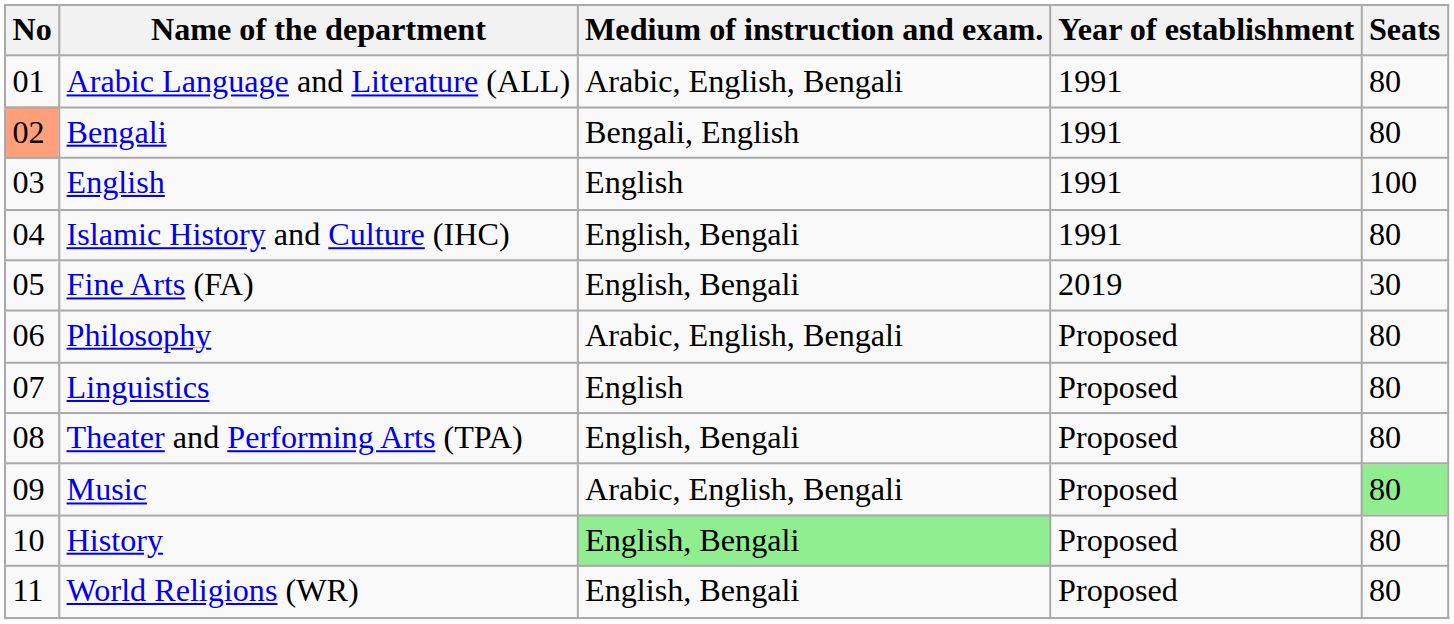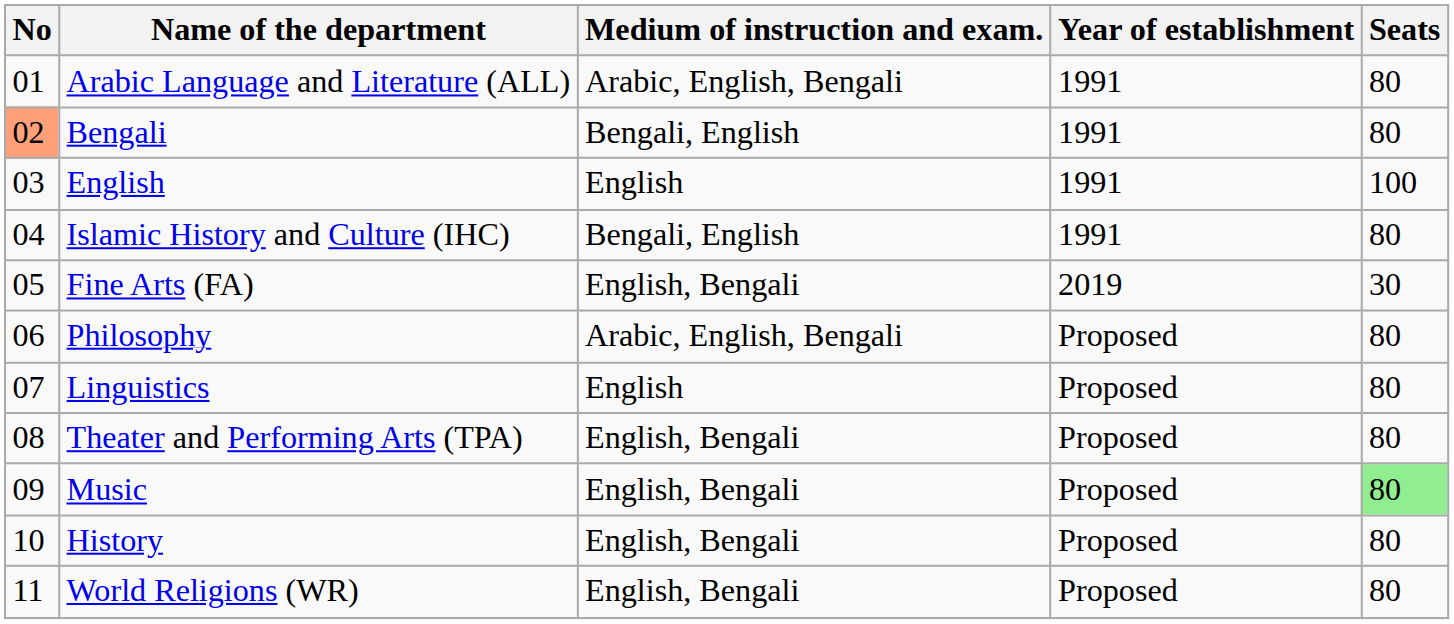(692, 234) English, Bengali -> (692, 234) Bengali, English
(744, 489) Arabic, English, Bengali -> (692, 489) English, Bengali
(692, 540) lightgreen background -> (692, 540) no background
